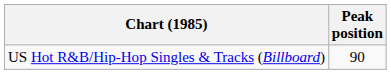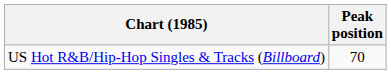(357, 57) 90 -> (357, 57) 70
